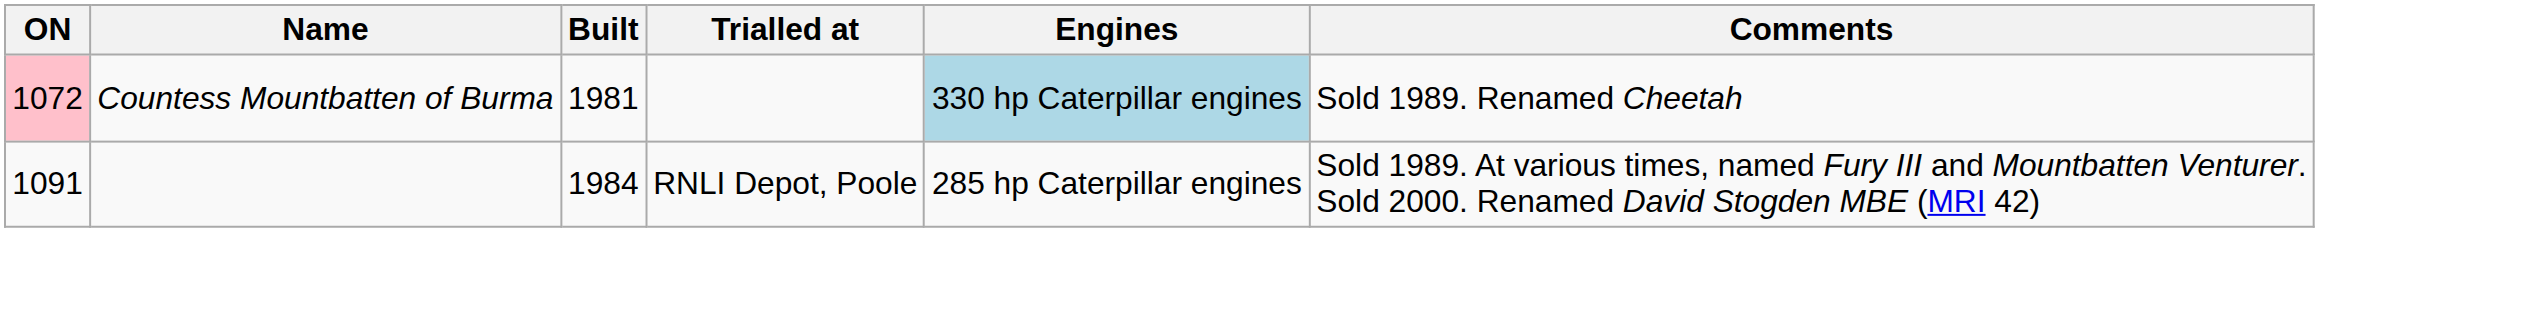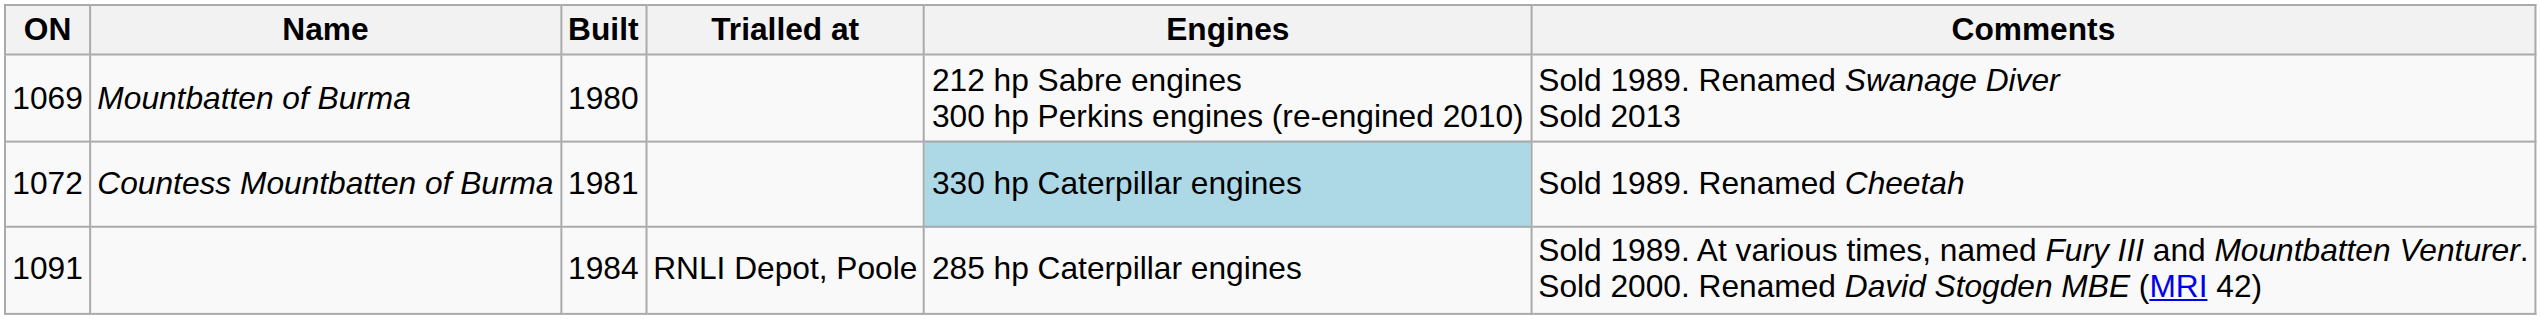+ row: (254, 97)
(48, 97) pink background -> (48, 183) no background
